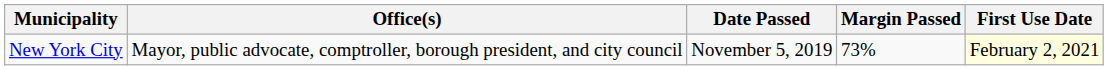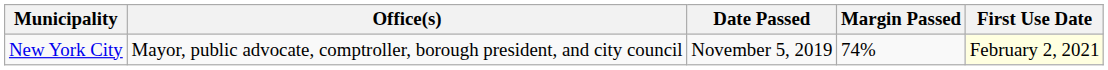(858, 49) 73% -> (858, 49) 74%
